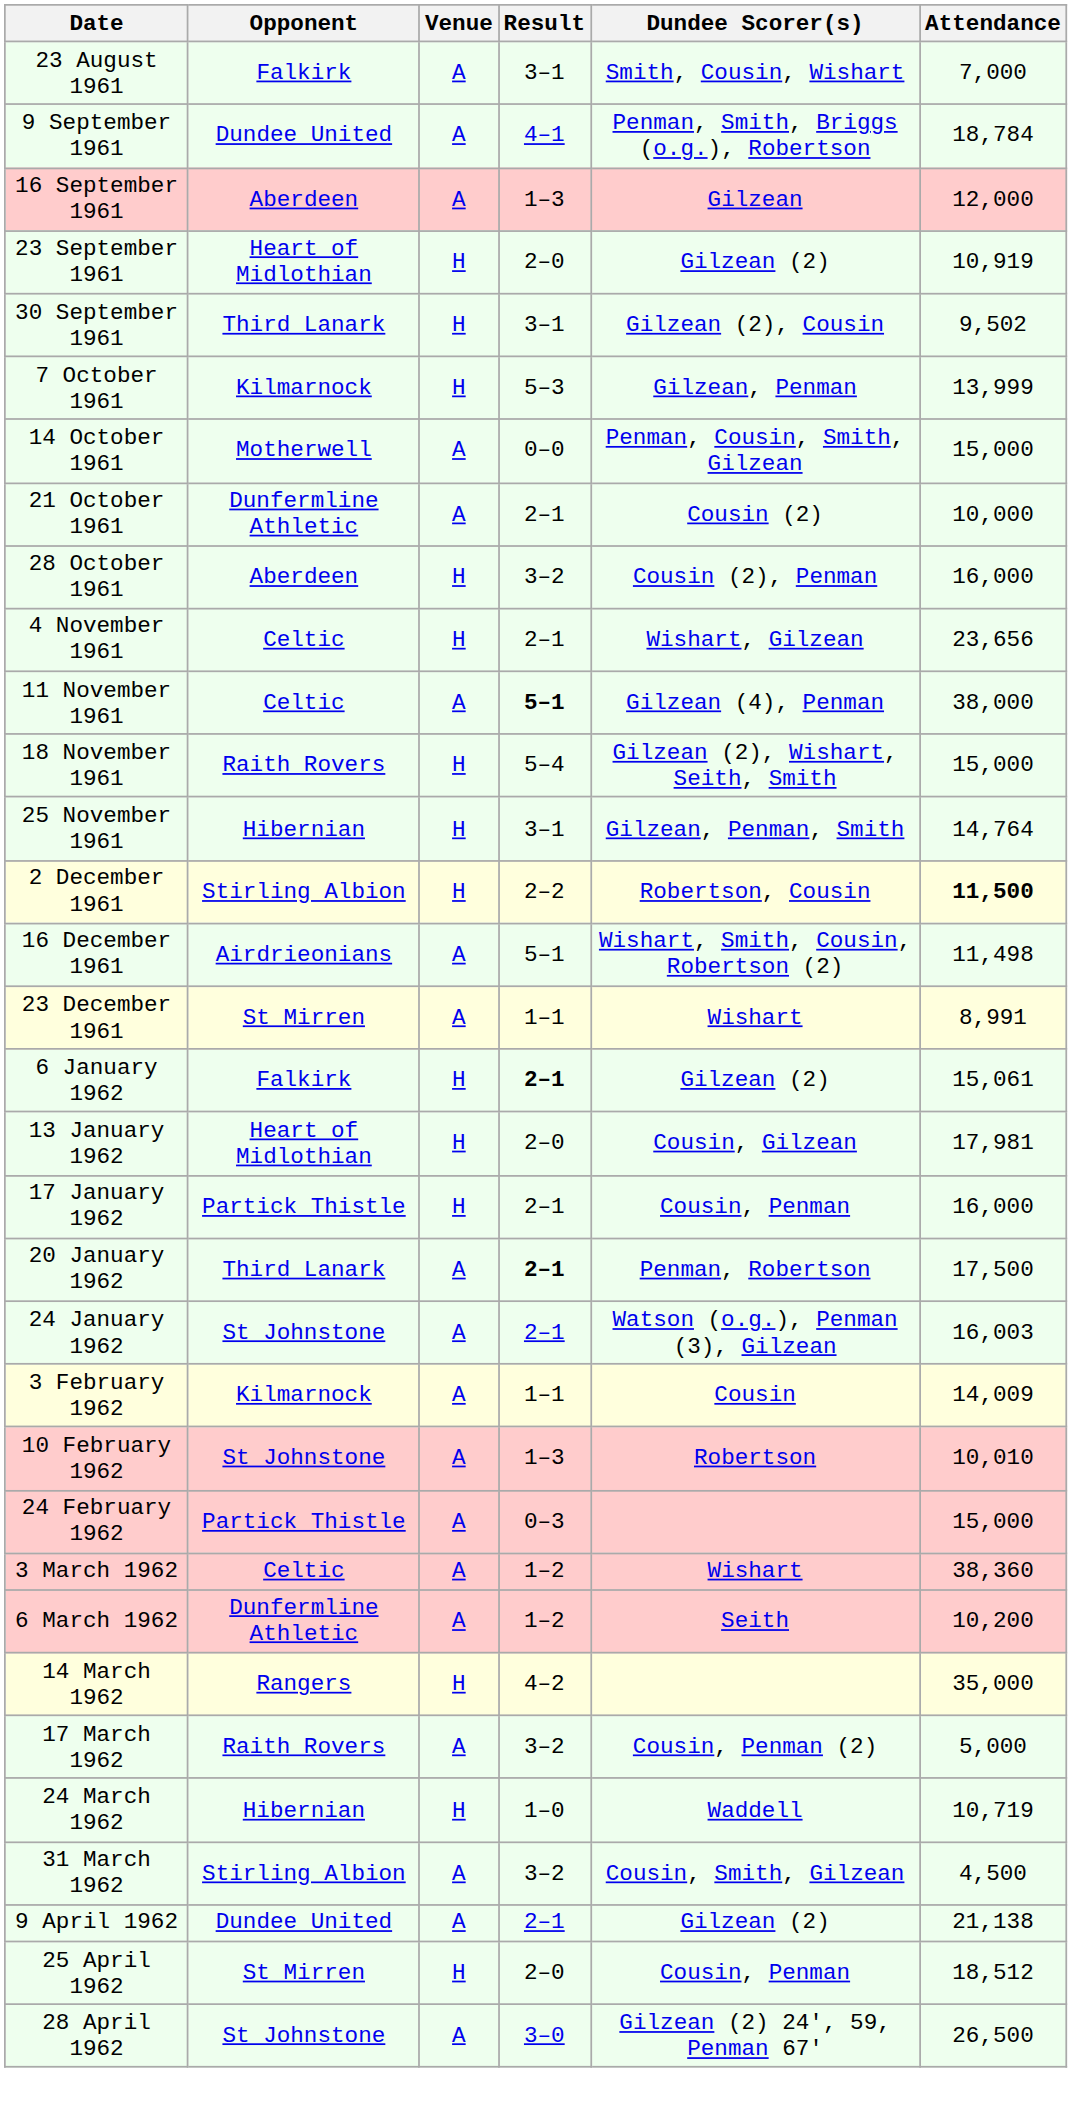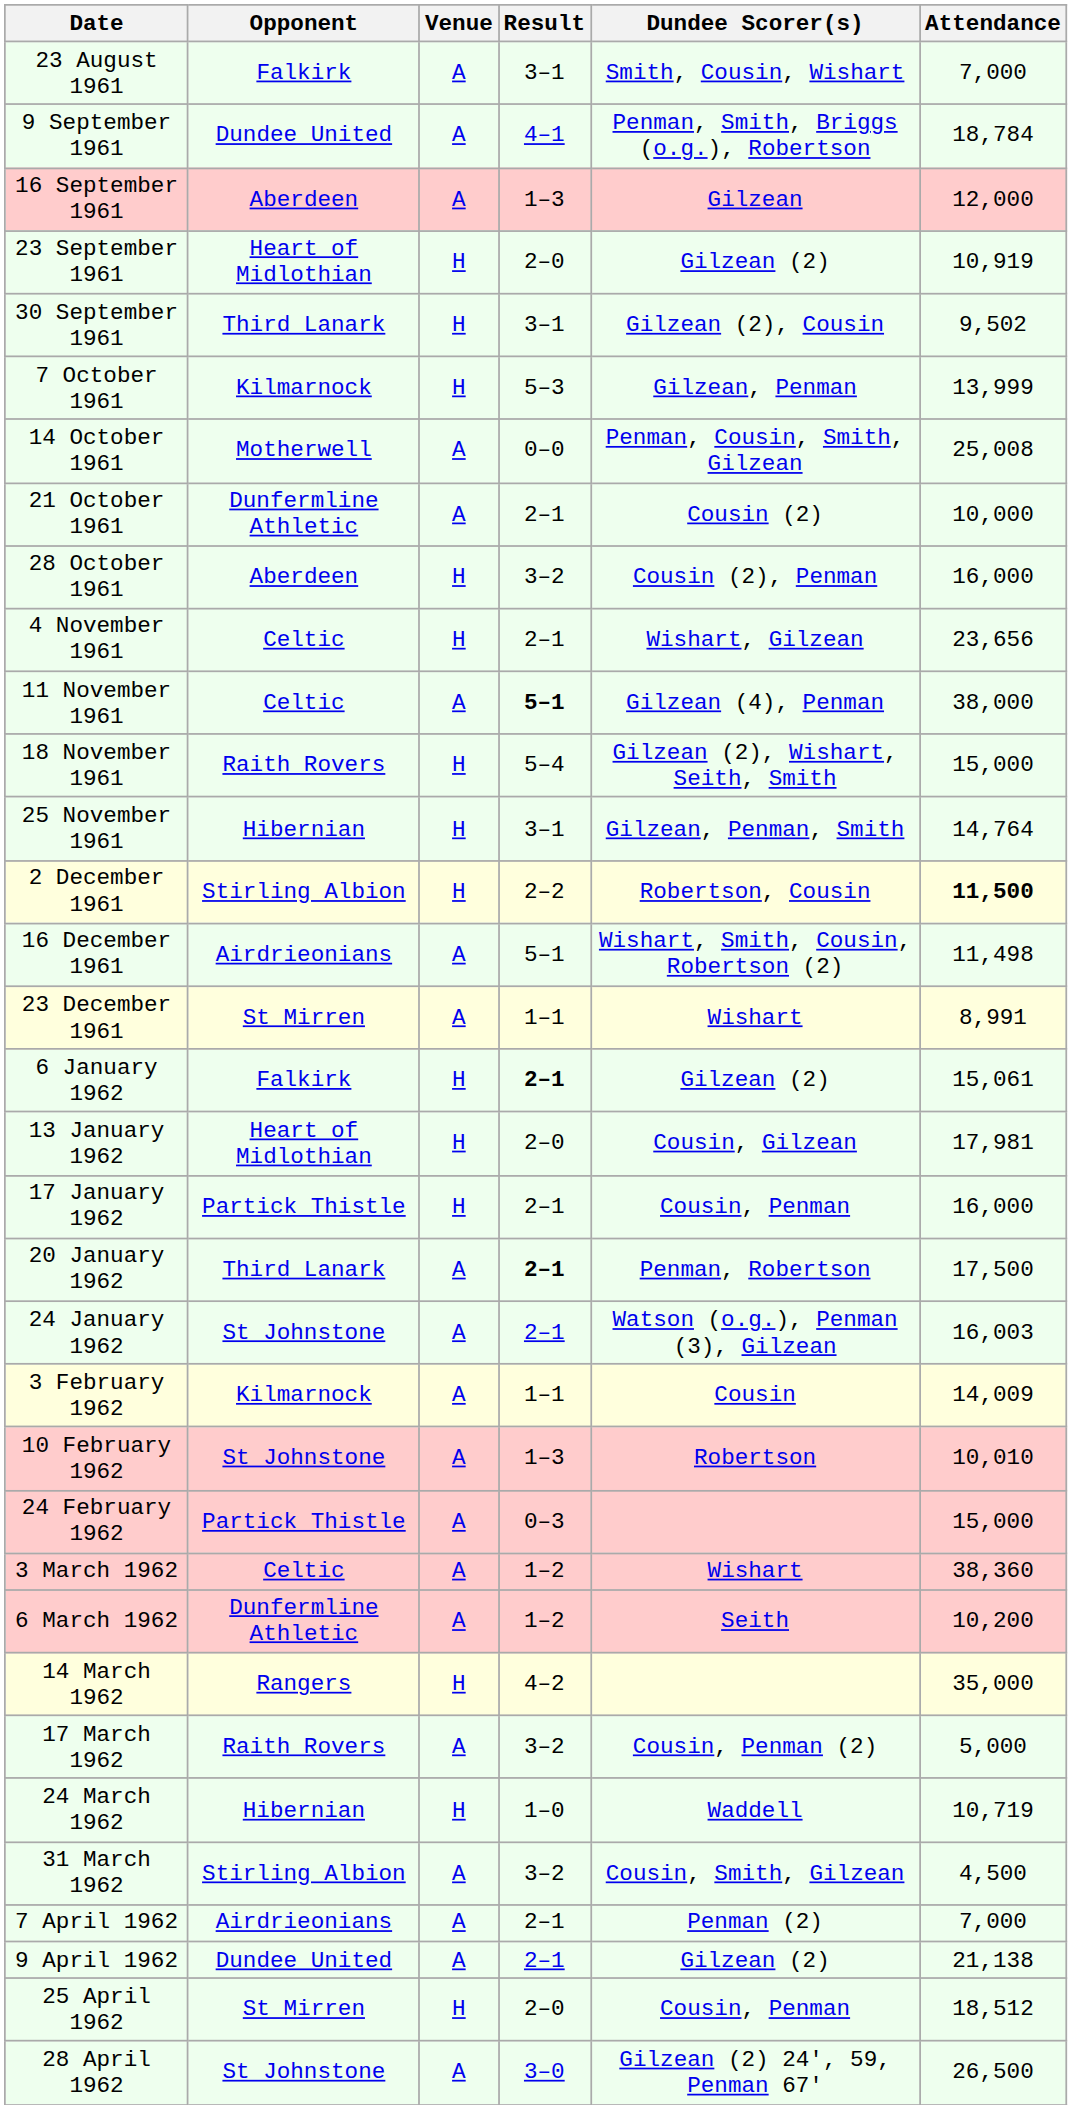(993, 451) 15,000 -> (993, 451) 25,008
+ row: (97, 1923)
